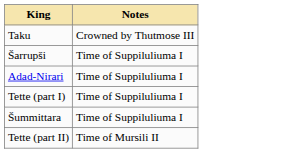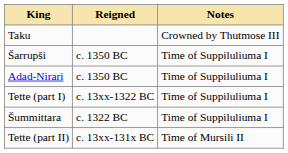+ column: (115, 14)
